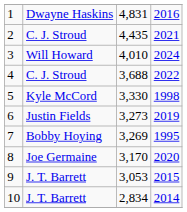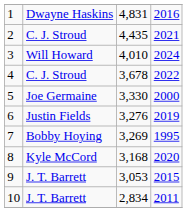(133, 75) 3,688 -> (133, 75) 3,678
(61, 95) Kyle McCord -> (61, 95) Joe Germaine
(167, 95) 1998 -> (167, 95) 2000
(133, 116) 3,273 -> (133, 116) 3,276
(61, 156) Joe Germaine -> (61, 156) Kyle McCord
(133, 156) 3,170 -> (133, 156) 3,168
(167, 197) 2014 -> (166, 197) 2011
